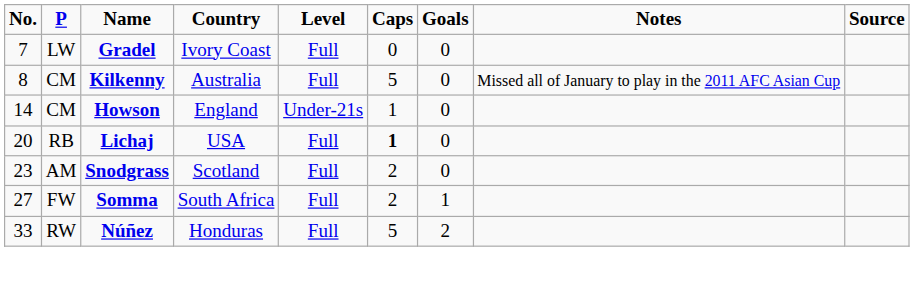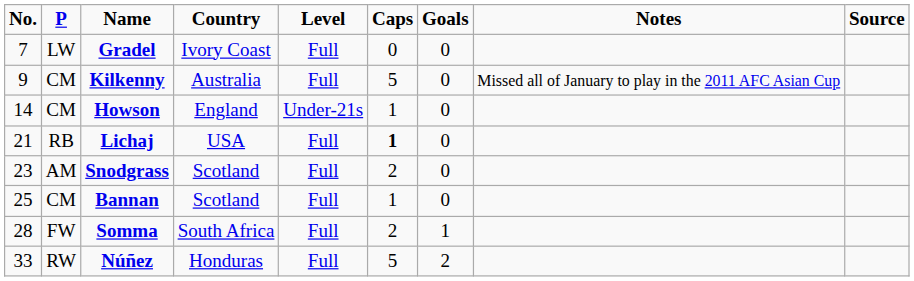(23, 79) 8 -> (23, 79) 9
(23, 140) 20 -> (23, 140) 21
+ row: (127, 200)
(23, 200) 27 -> (23, 230) 28
